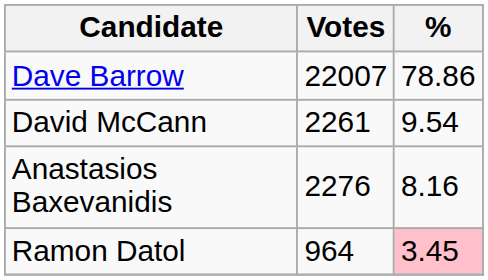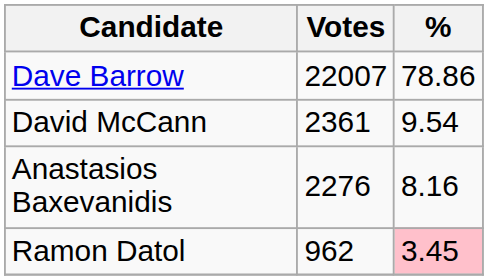(338, 122) 2261 -> (338, 122) 2361
(329, 250) 964 -> (329, 250) 962
